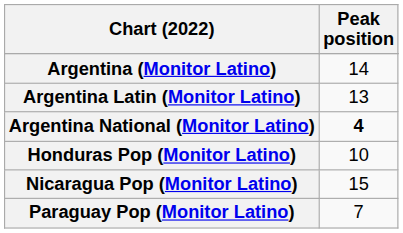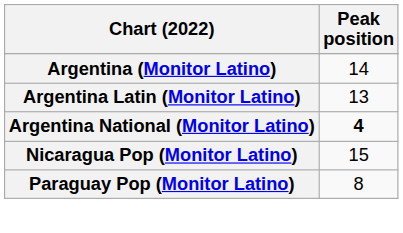- row: (162, 155)
(359, 213) 7 -> (359, 184) 8
